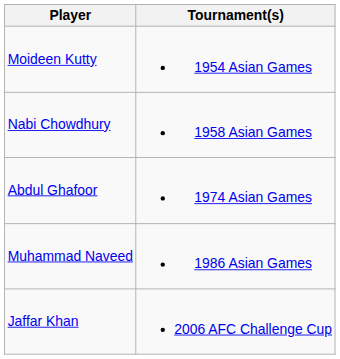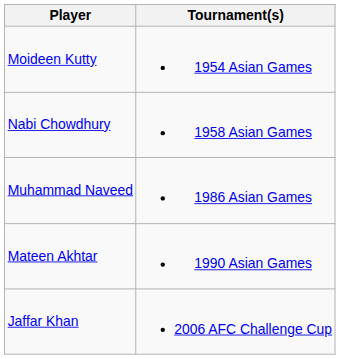- row: (53, 190)
+ row: (53, 256)
